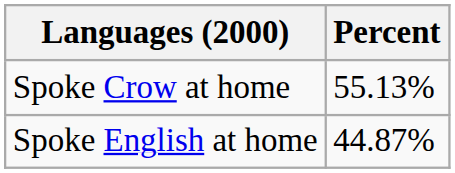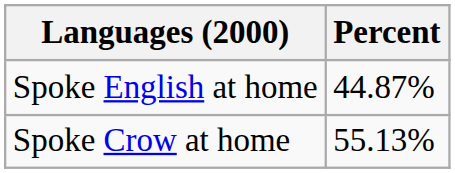rows swapped: (152, 86) <-> (165, 140)
